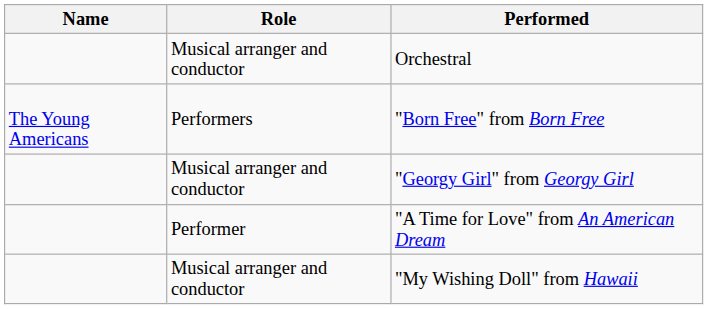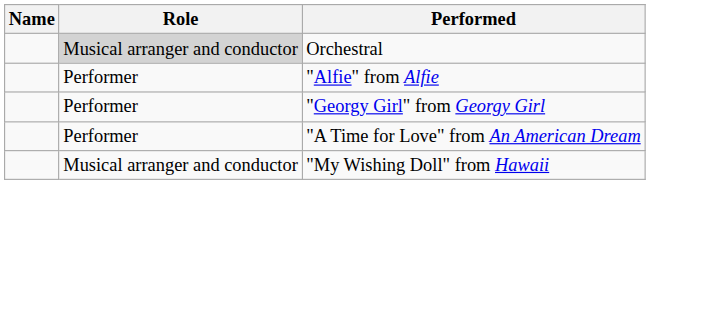(249, 58) no background -> (181, 48) lightgrey background
+ row: (373, 77)
- row: (500, 118)
(249, 179) Musical arranger and conductor -> (101, 106) Performer
